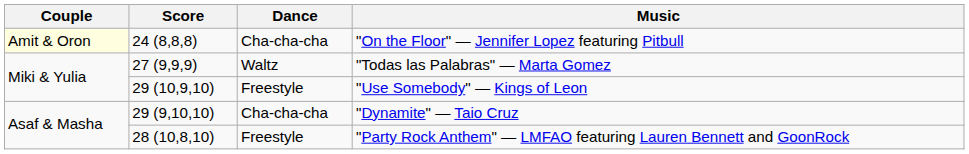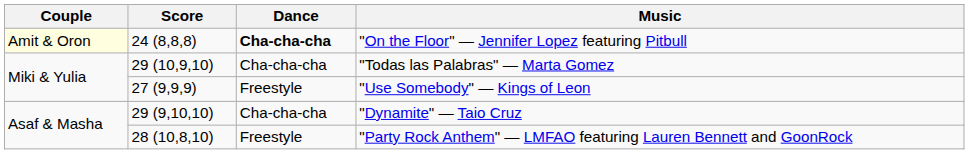(285, 40) normal -> (285, 40) bold
(165, 64) 27 (9,9,9) -> (173, 64) 29 (10,9,10)
(260, 64) Waltz -> (283, 64) Cha-cha-cha
(173, 88) 29 (10,9,10) -> (164, 88) 27 (9,9,9)
